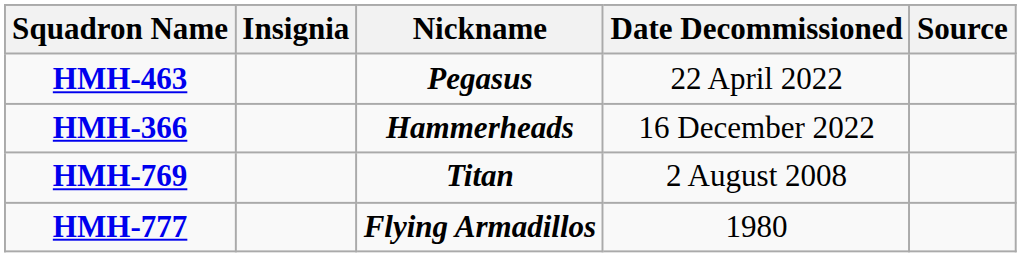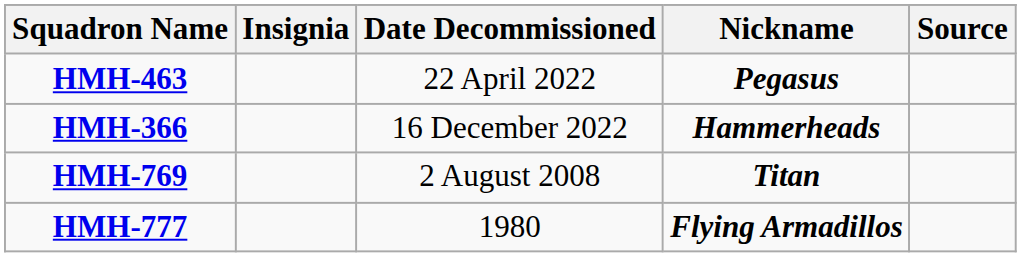columns swapped: (480, 29) <-> (757, 29)
